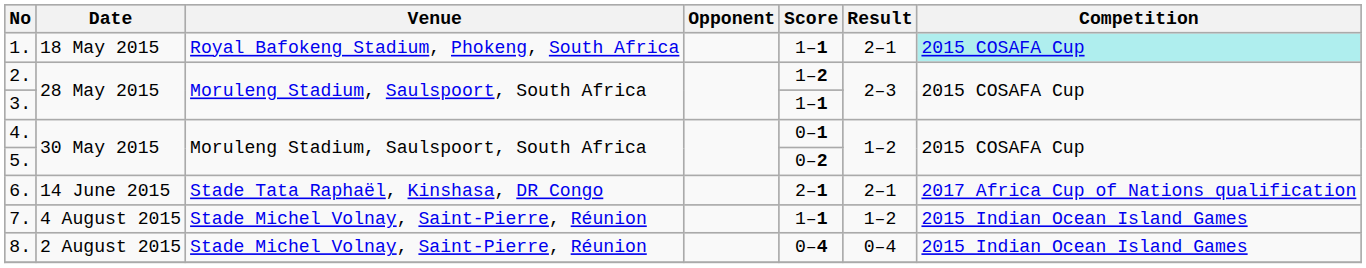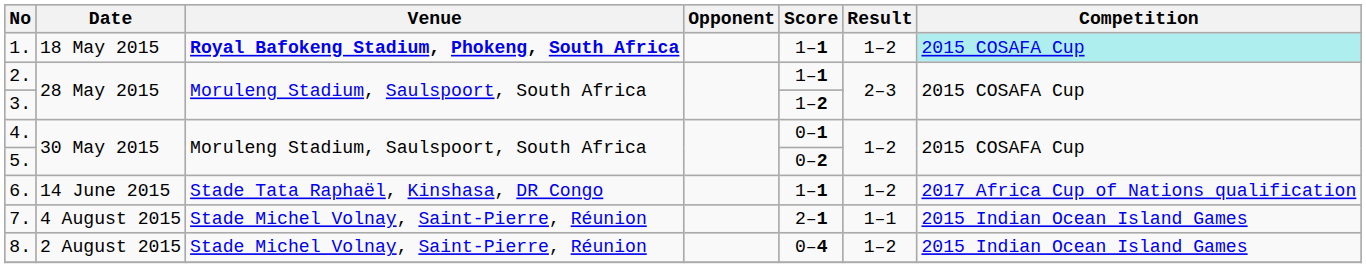(435, 48) normal -> (435, 48) bold
(880, 48) 2–1 -> (880, 48) 1–2
(811, 76) 1–2 -> (811, 76) 1–1
(811, 105) 1–1 -> (811, 105) 1–2
(811, 190) 2–1 -> (811, 190) 1–1
(880, 190) 2–1 -> (880, 190) 1–2
(811, 219) 1–1 -> (811, 219) 2–1
(880, 219) 1–2 -> (880, 219) 1–1
(880, 248) 0–4 -> (880, 248) 1–2
